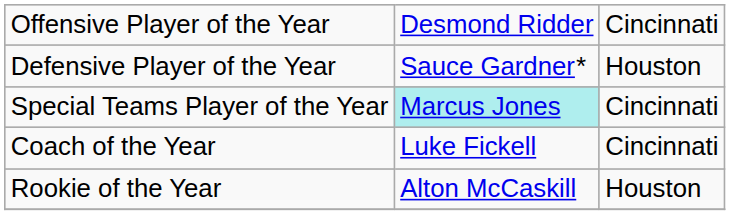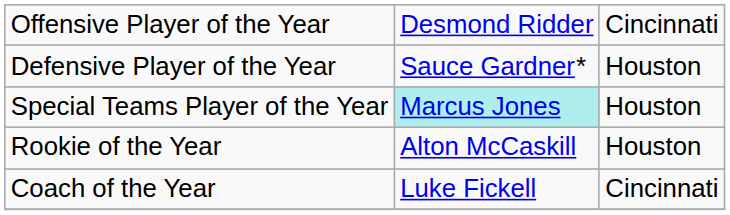(662, 106) Cincinnati -> (653, 106) Houston
rows swapped: (116, 188) <-> (113, 147)
